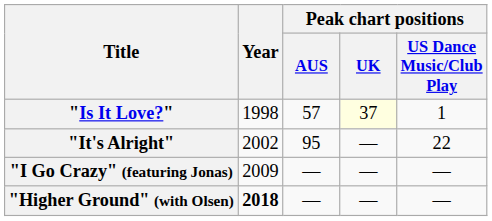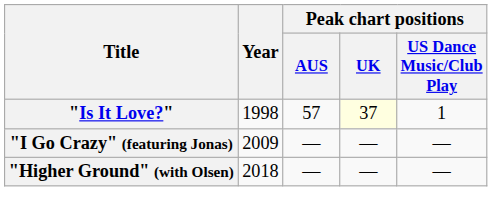- row: (121, 142)
(260, 200) bold -> (260, 171) normal
